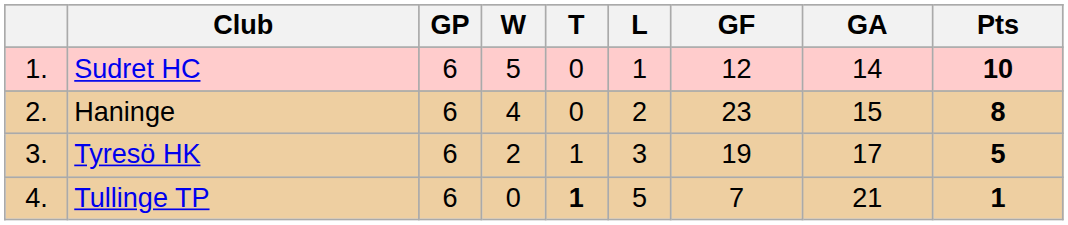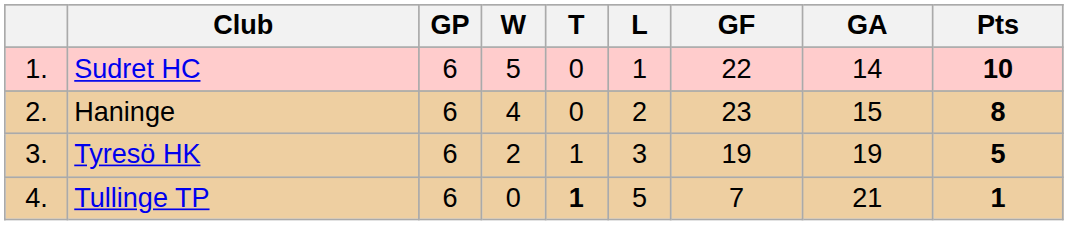(736, 68) 12 -> (736, 68) 22
(867, 154) 17 -> (867, 154) 19
